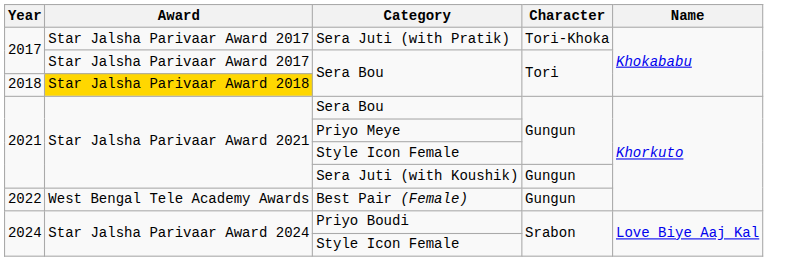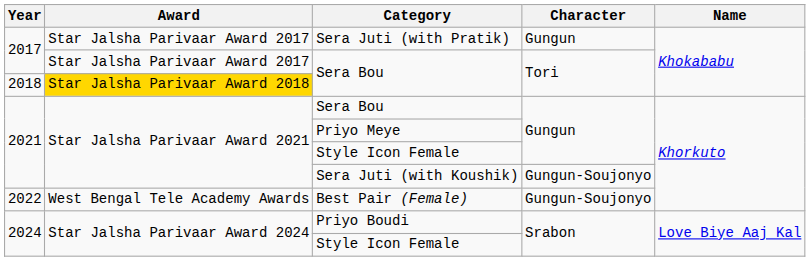(567, 39) Tori-Khoka -> (550, 39) Gungun
(550, 176) Gungun -> (588, 176) Gungun-Soujonyo
(550, 199) Gungun -> (588, 199) Gungun-Soujonyo
